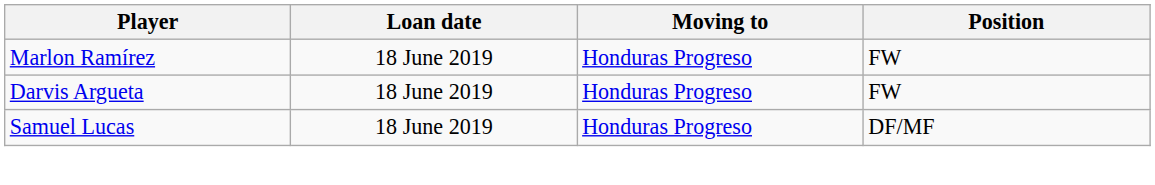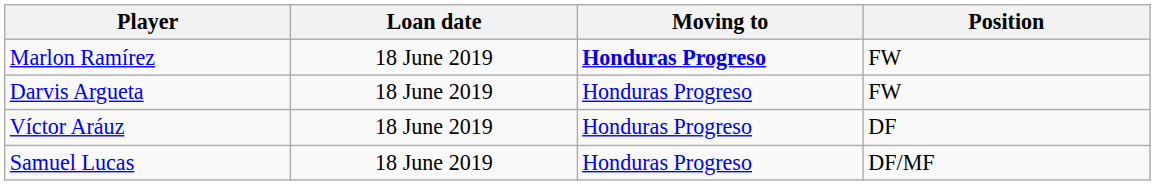(667, 57) normal -> (674, 57) bold
+ row: (67, 127)
